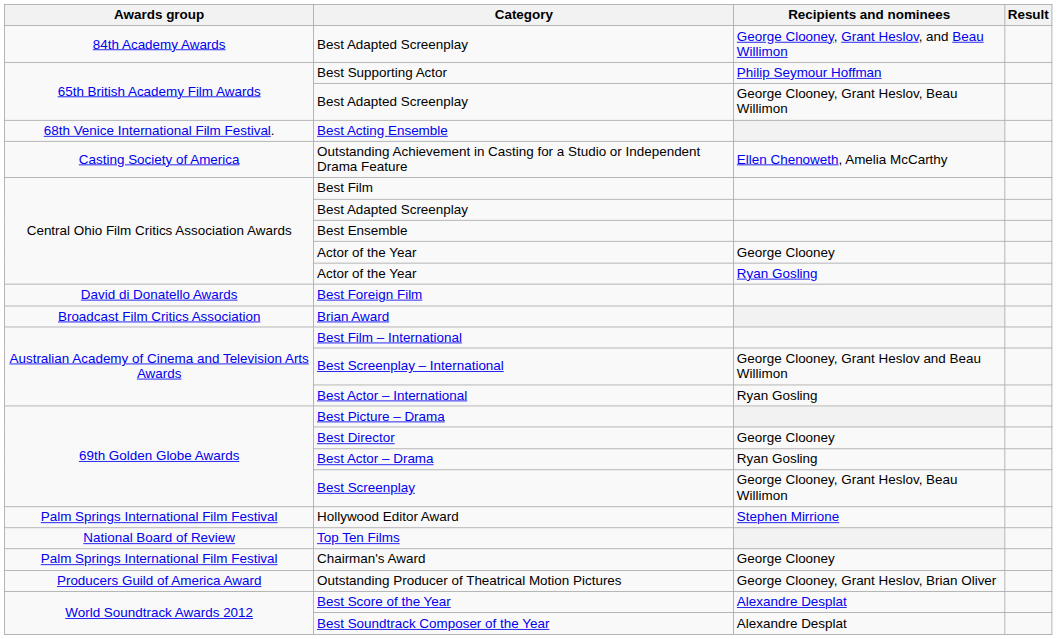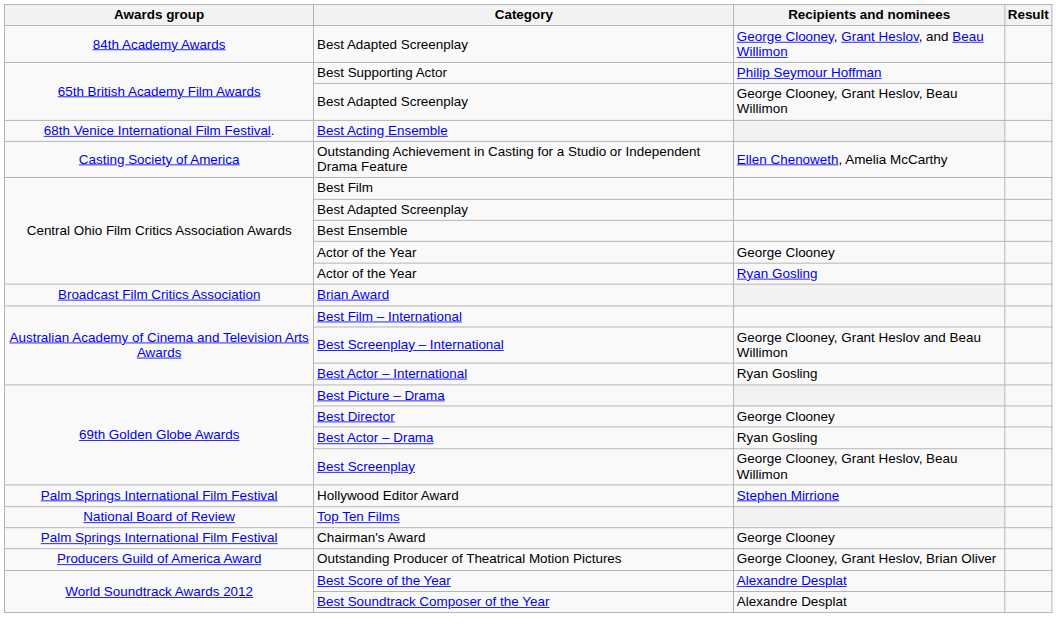- row: (370, 294)
